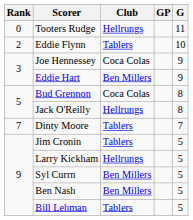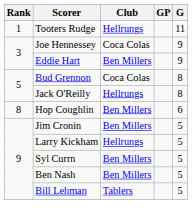(19, 28) 0 -> (19, 28) 1
- row: (60, 45)
- row: (62, 126)
+ row: (64, 110)
(118, 142) Tablers -> (127, 126) Ben Millers
